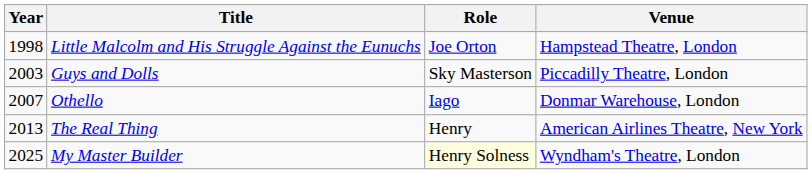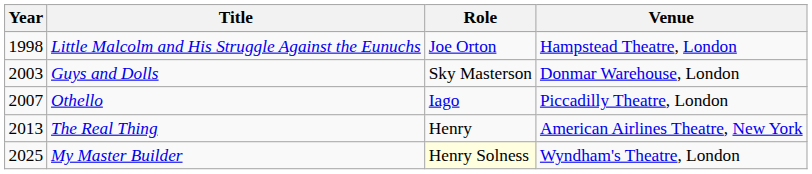(634, 73) Piccadilly Theatre, London -> (640, 73) Donmar Warehouse, London
(640, 100) Donmar Warehouse, London -> (634, 100) Piccadilly Theatre, London
